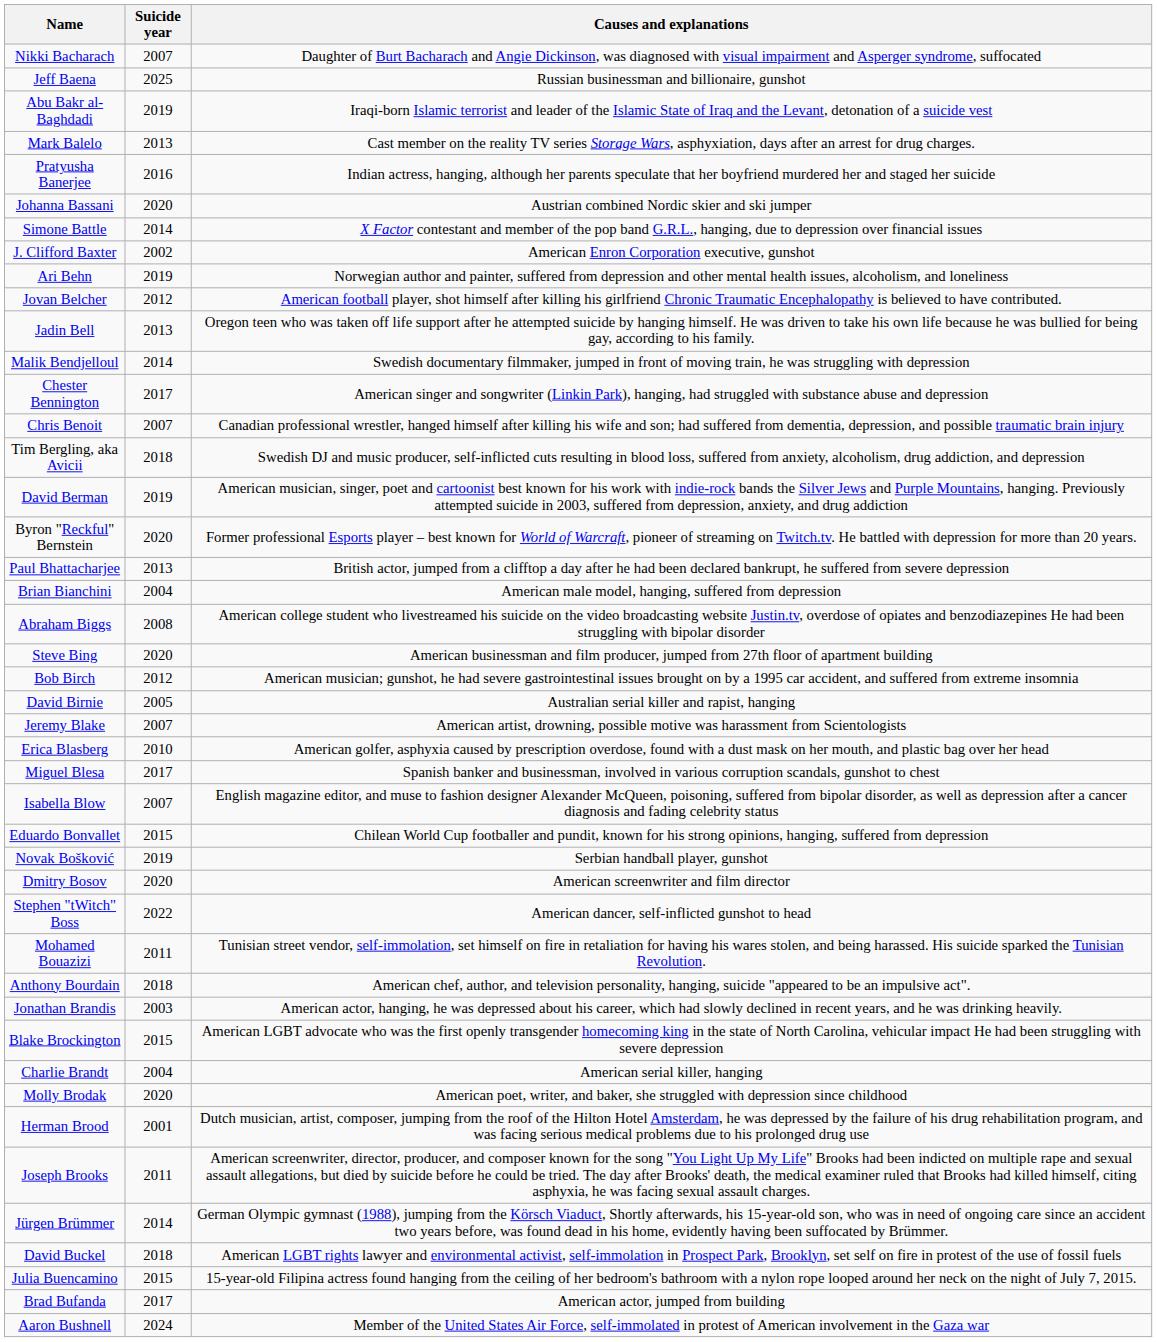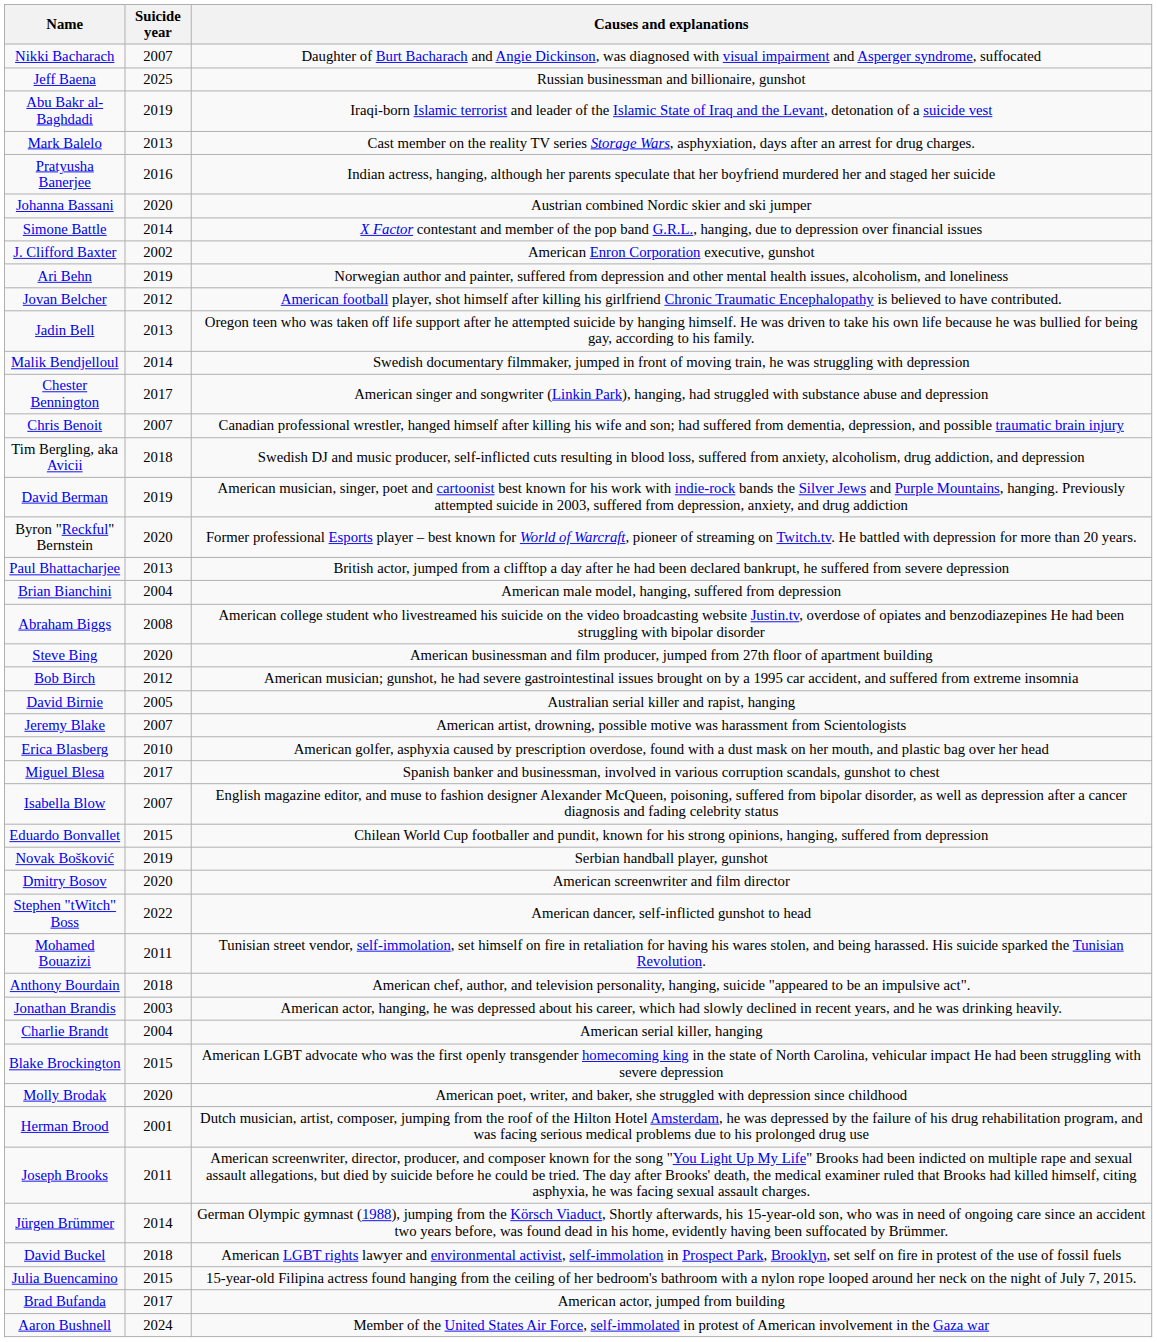rows swapped: (65, 1071) <-> (65, 1040)
